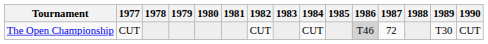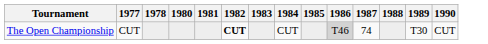- column: (182, 13)
(260, 31) normal -> (235, 31) bold
(391, 31) 72 -> (366, 31) 74
